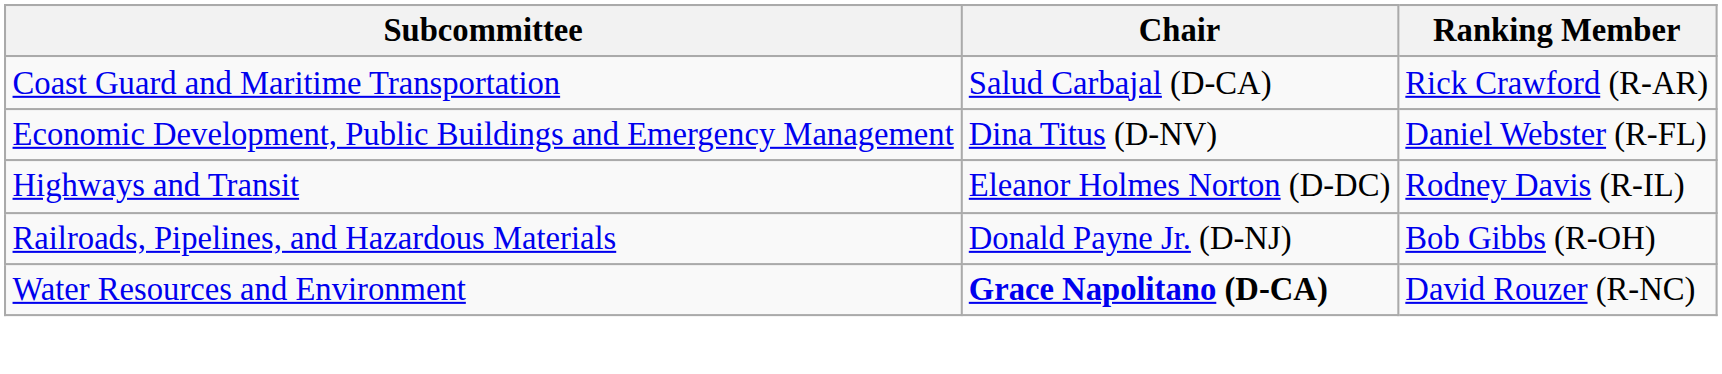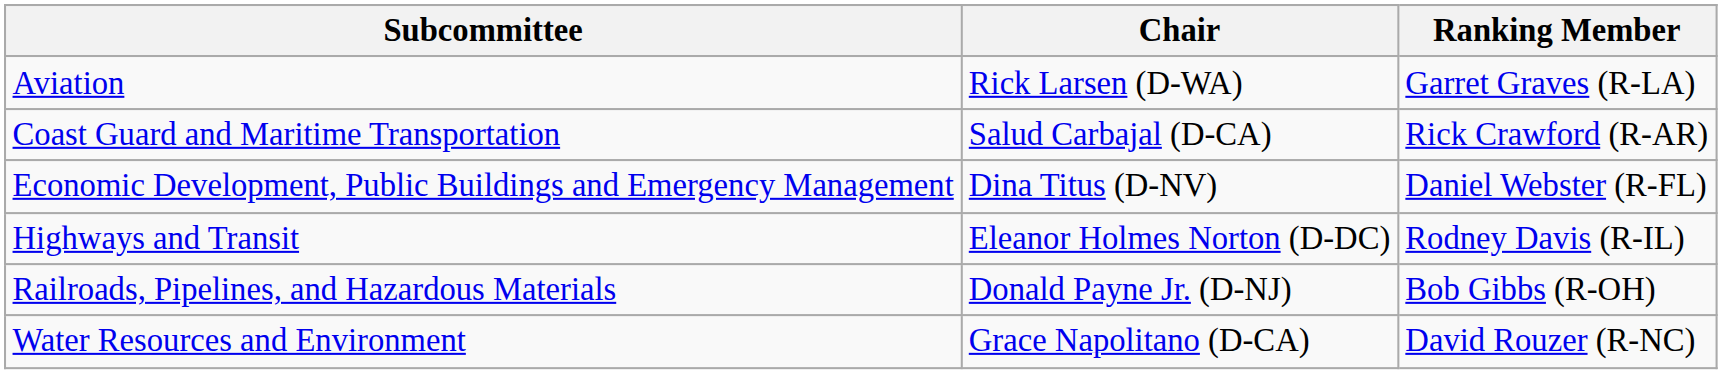+ row: (68, 82)
(1148, 289) bold -> (1139, 340) normal
